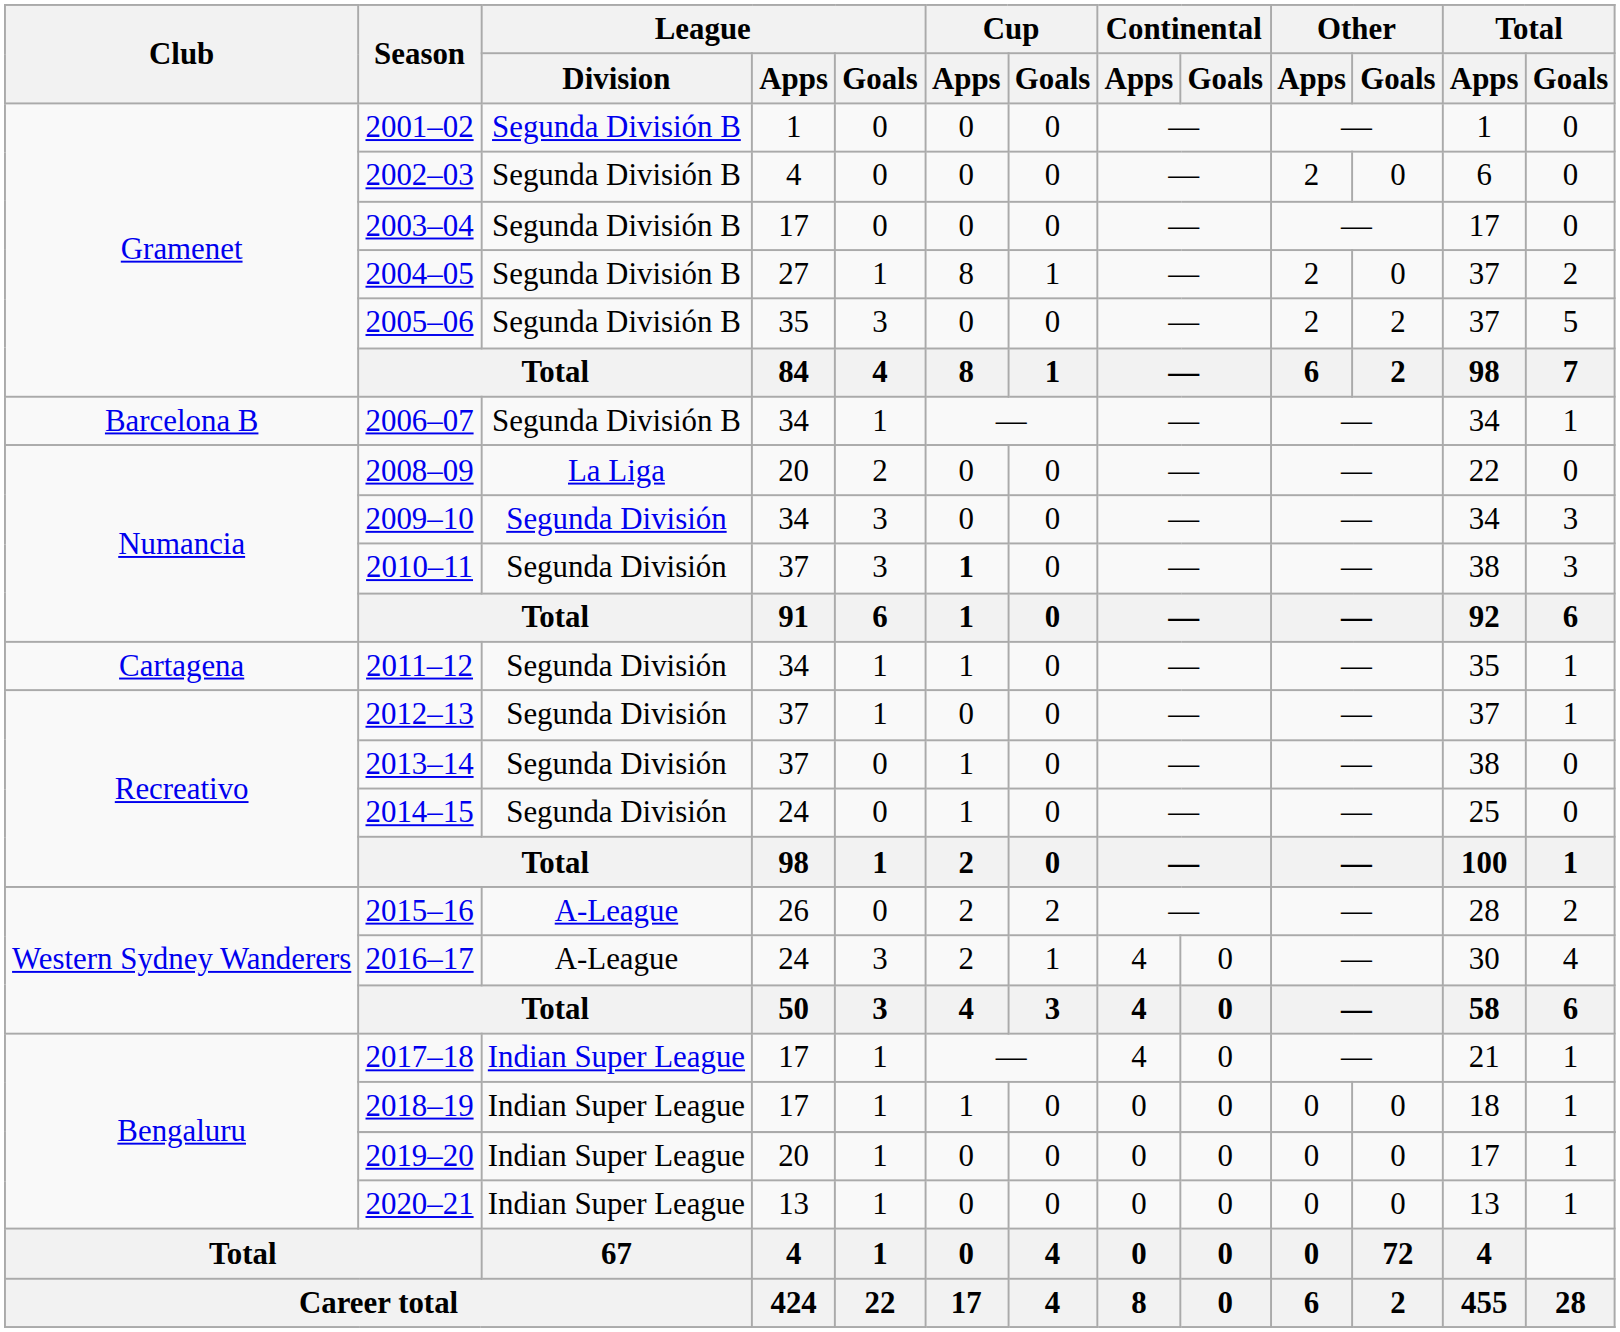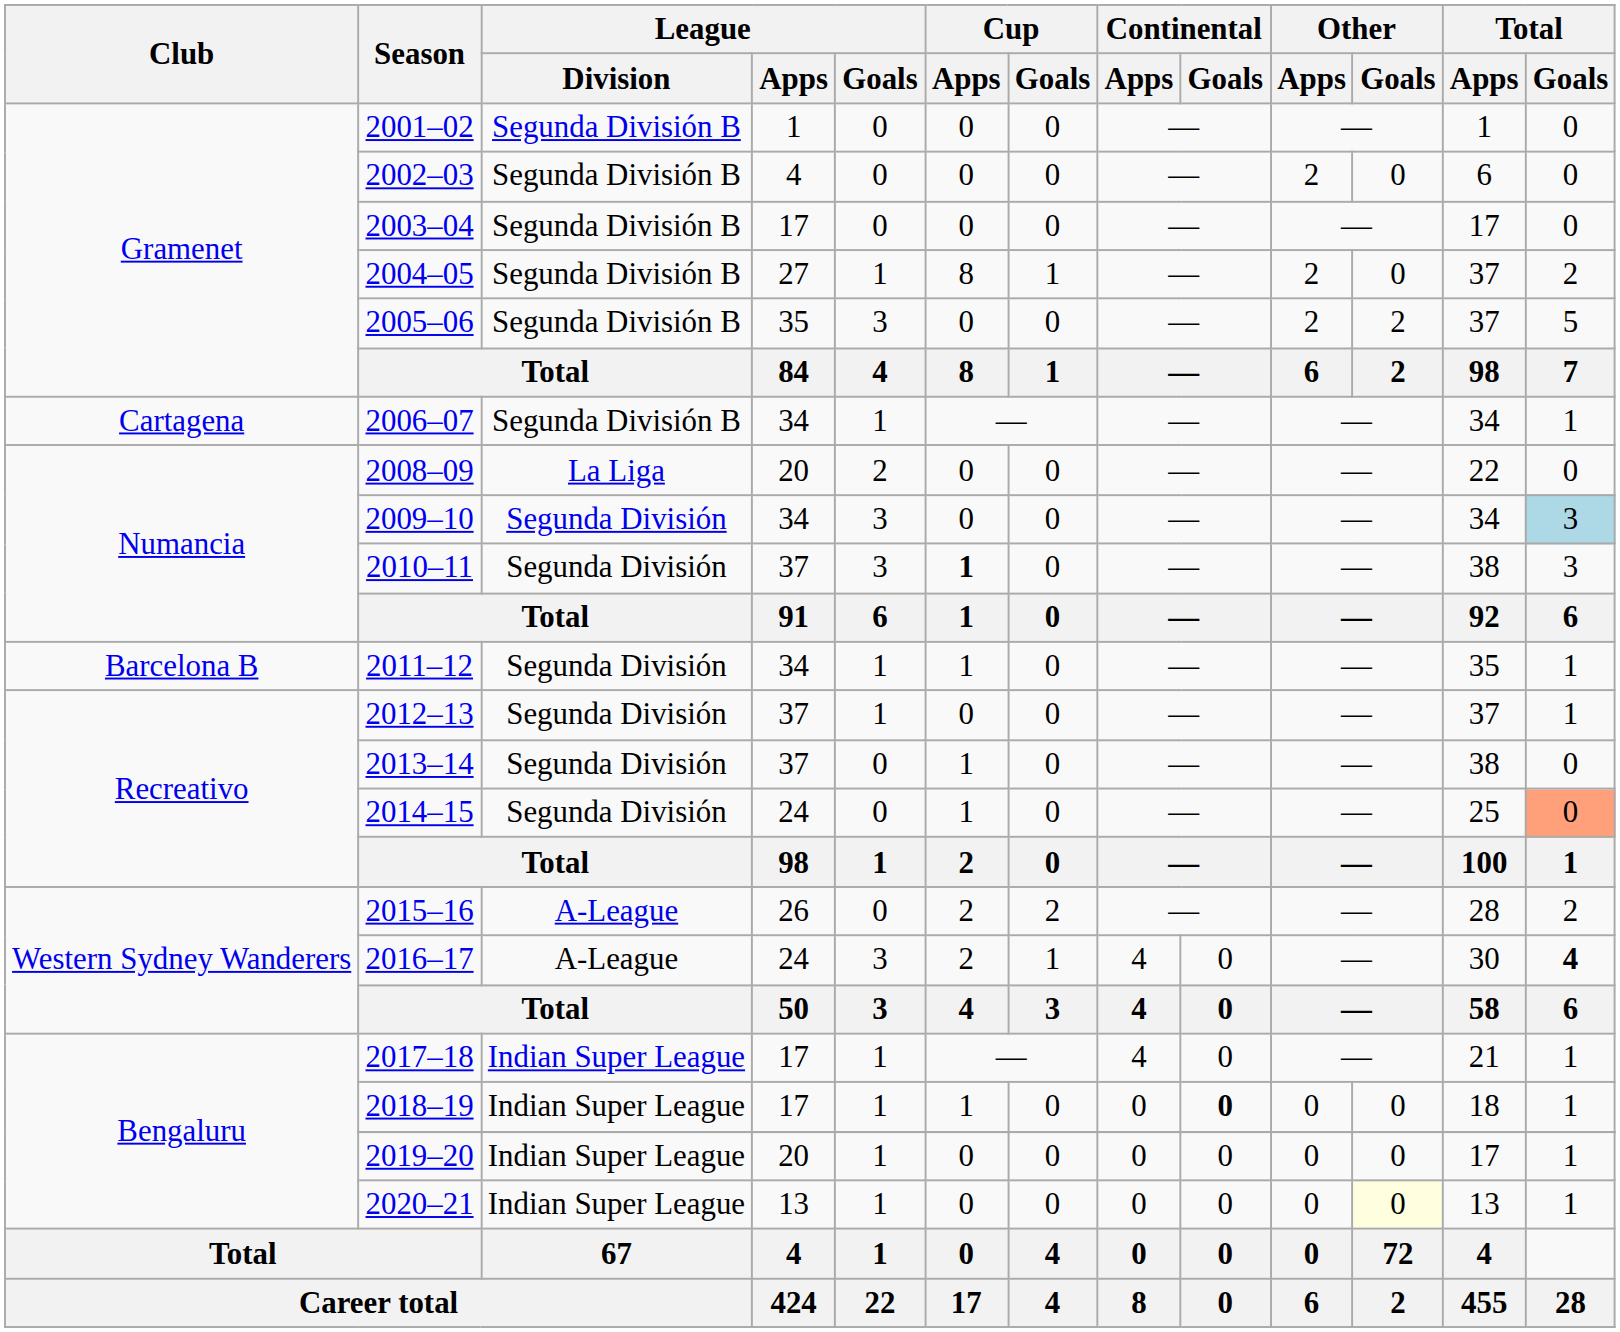(182, 420) Barcelona B -> (182, 420) Cartagena
(1571, 518) no background -> (1571, 518) lightblue background
(182, 665) Cartagena -> (182, 665) Barcelona B
(1571, 812) no background -> (1571, 812) lightsalmon background
(1571, 959) normal -> (1571, 959) bold
(1225, 1106) normal -> (1225, 1106) bold
(1398, 1204) no background -> (1398, 1204) lightyellow background
